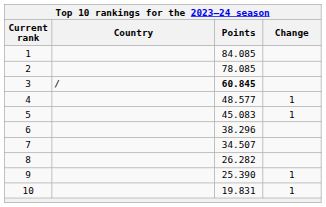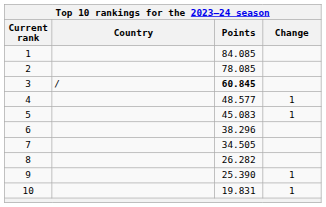(239, 145) 34.507 -> (239, 145) 34.505
